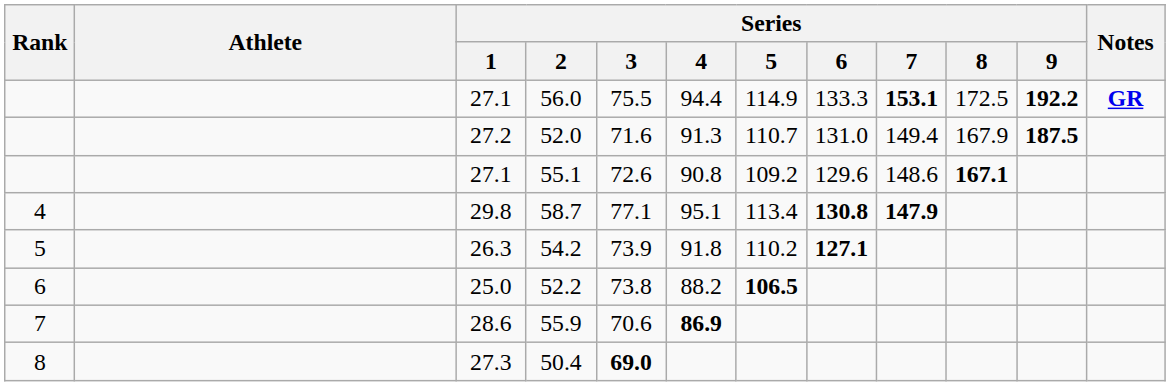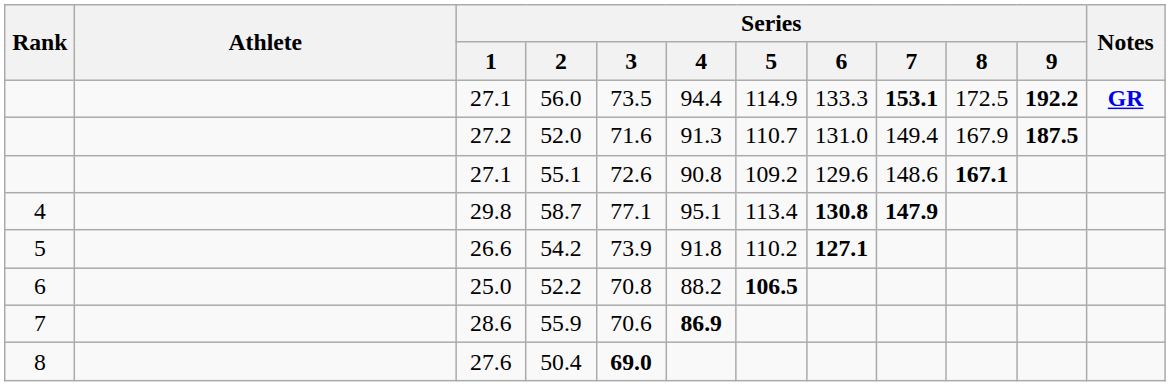(631, 98) 75.5 -> (631, 98) 73.5
(491, 248) 26.3 -> (491, 248) 26.6
(631, 286) 73.8 -> (631, 286) 70.8
(491, 361) 27.3 -> (491, 361) 27.6
